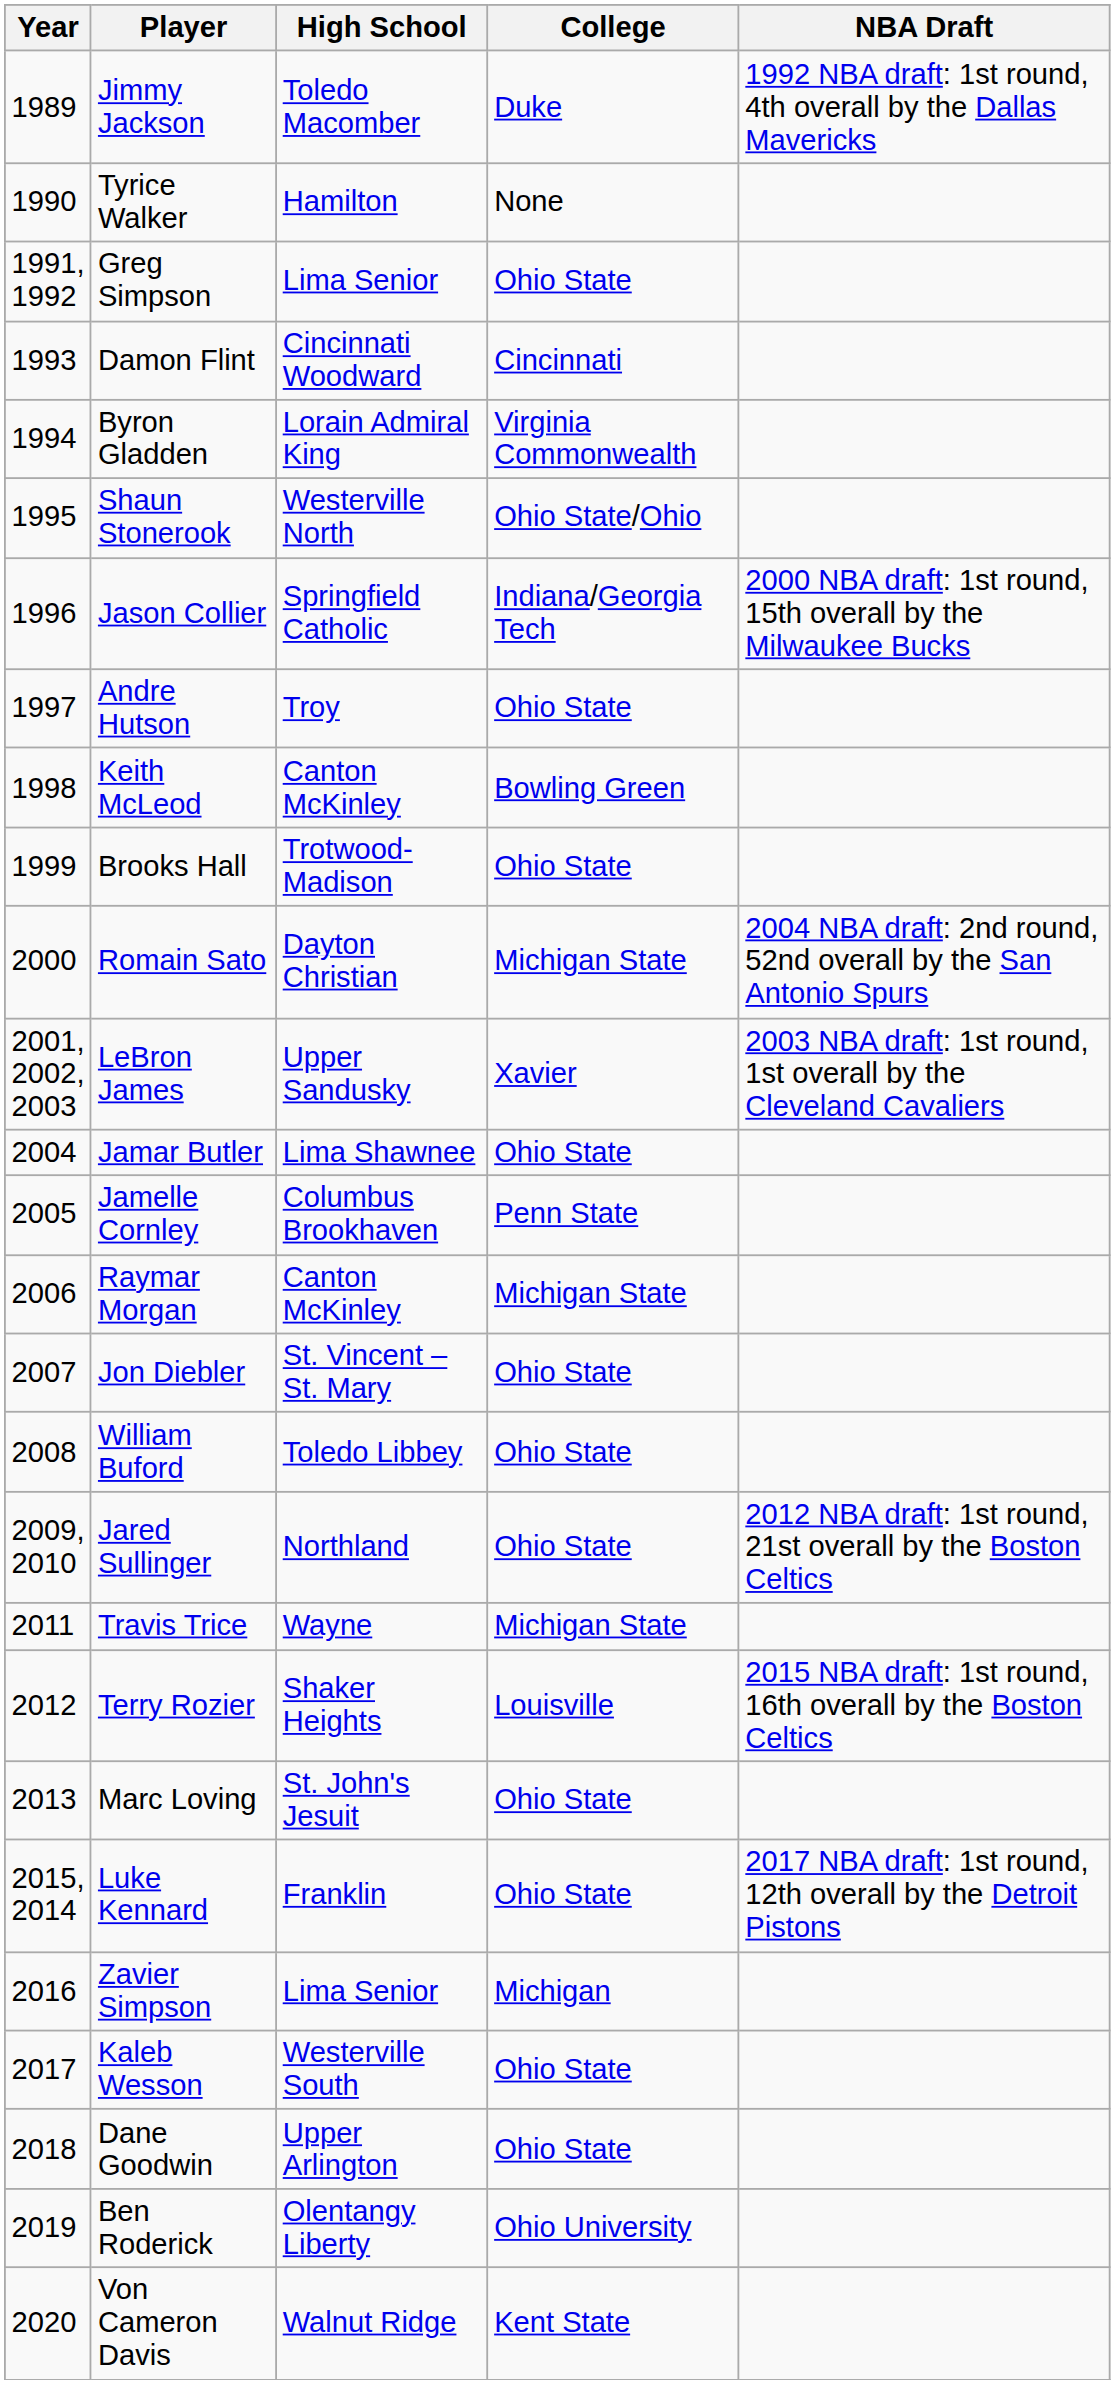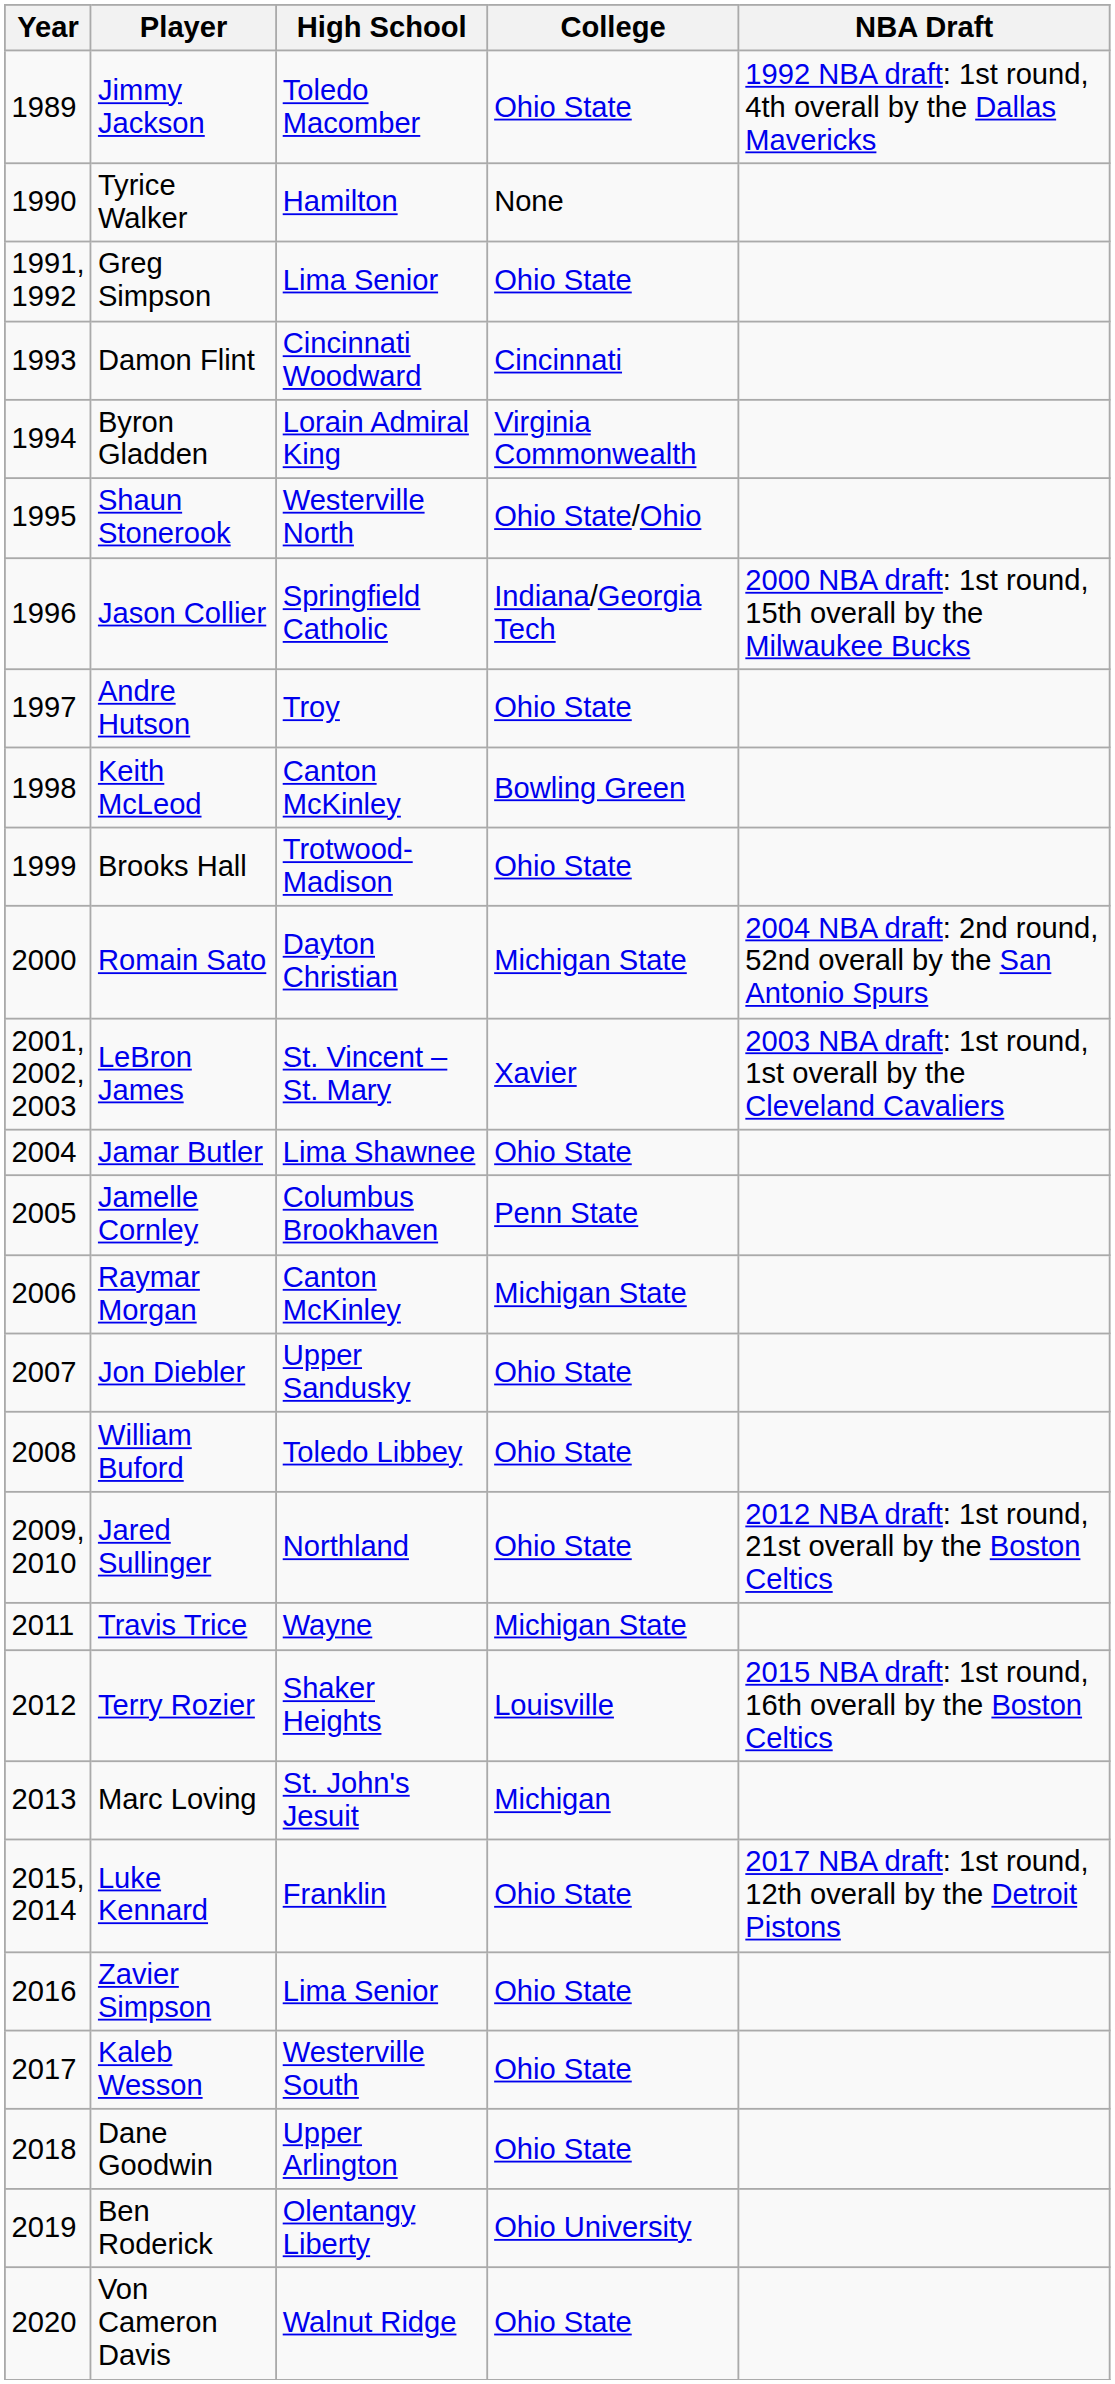(528, 106) Duke -> (563, 106) Ohio State
(347, 1073) Upper Sandusky -> (365, 1073) St. Vincent – St. Mary
(365, 1372) St. Vincent – St. Mary -> (347, 1372) Upper Sandusky
(563, 1800) Ohio State -> (552, 1800) Michigan
(552, 1990) Michigan -> (563, 1990) Ohio State
(562, 2322) Kent State -> (563, 2322) Ohio State
